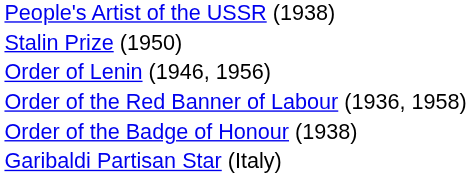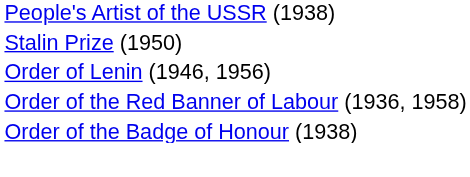- row: (143, 161)
